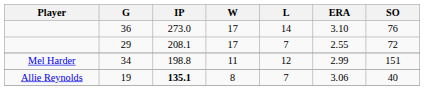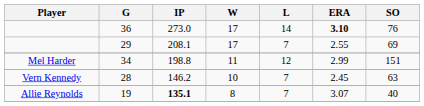(339, 28) normal -> (339, 28) bold
(393, 45) 72 -> (393, 45) 69
+ row: (126, 77)
(339, 77) 3.06 -> (339, 93) 3.07
